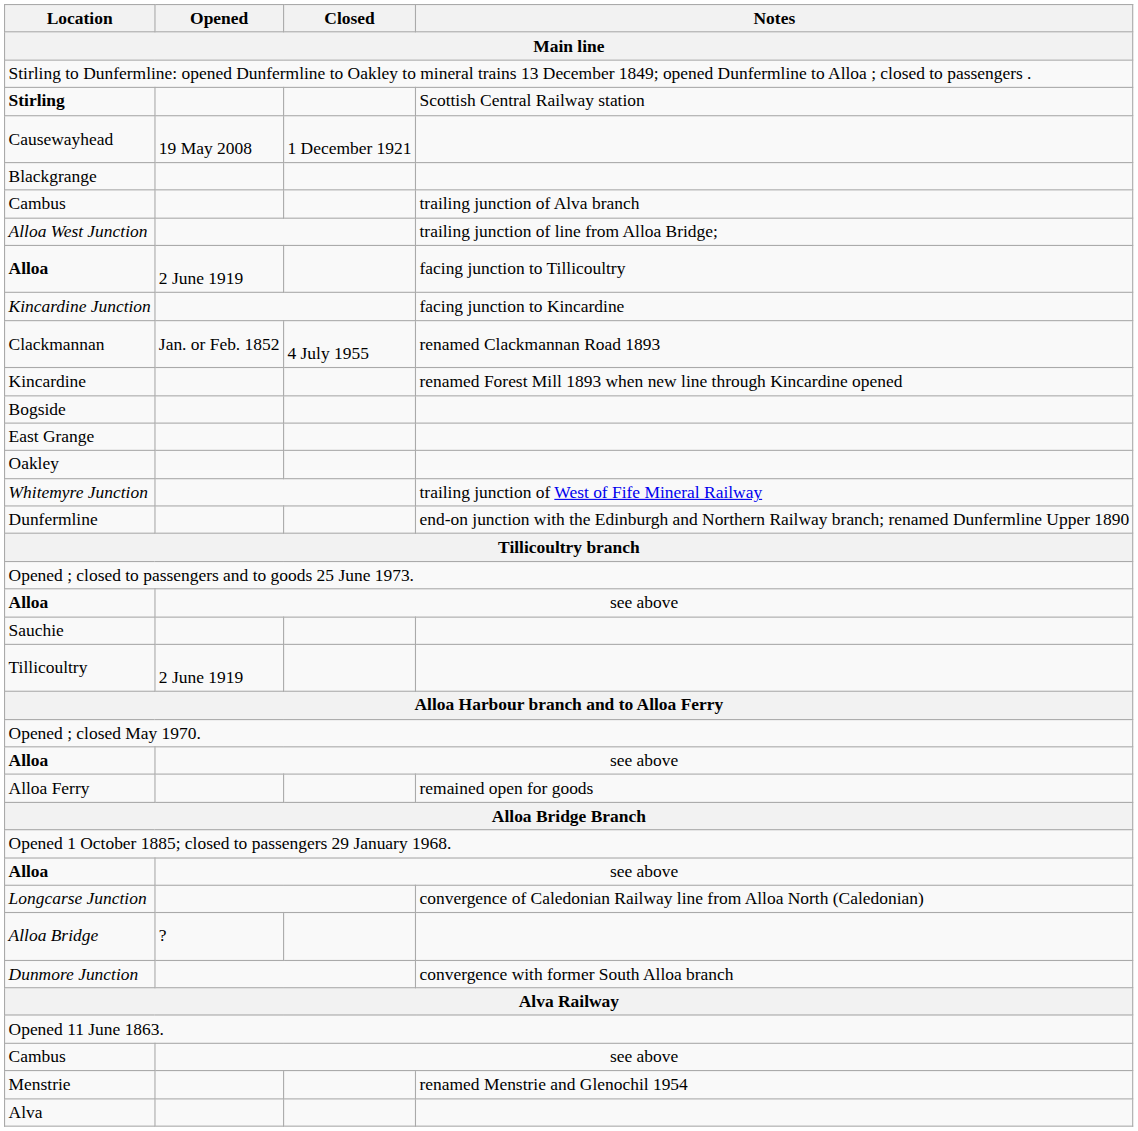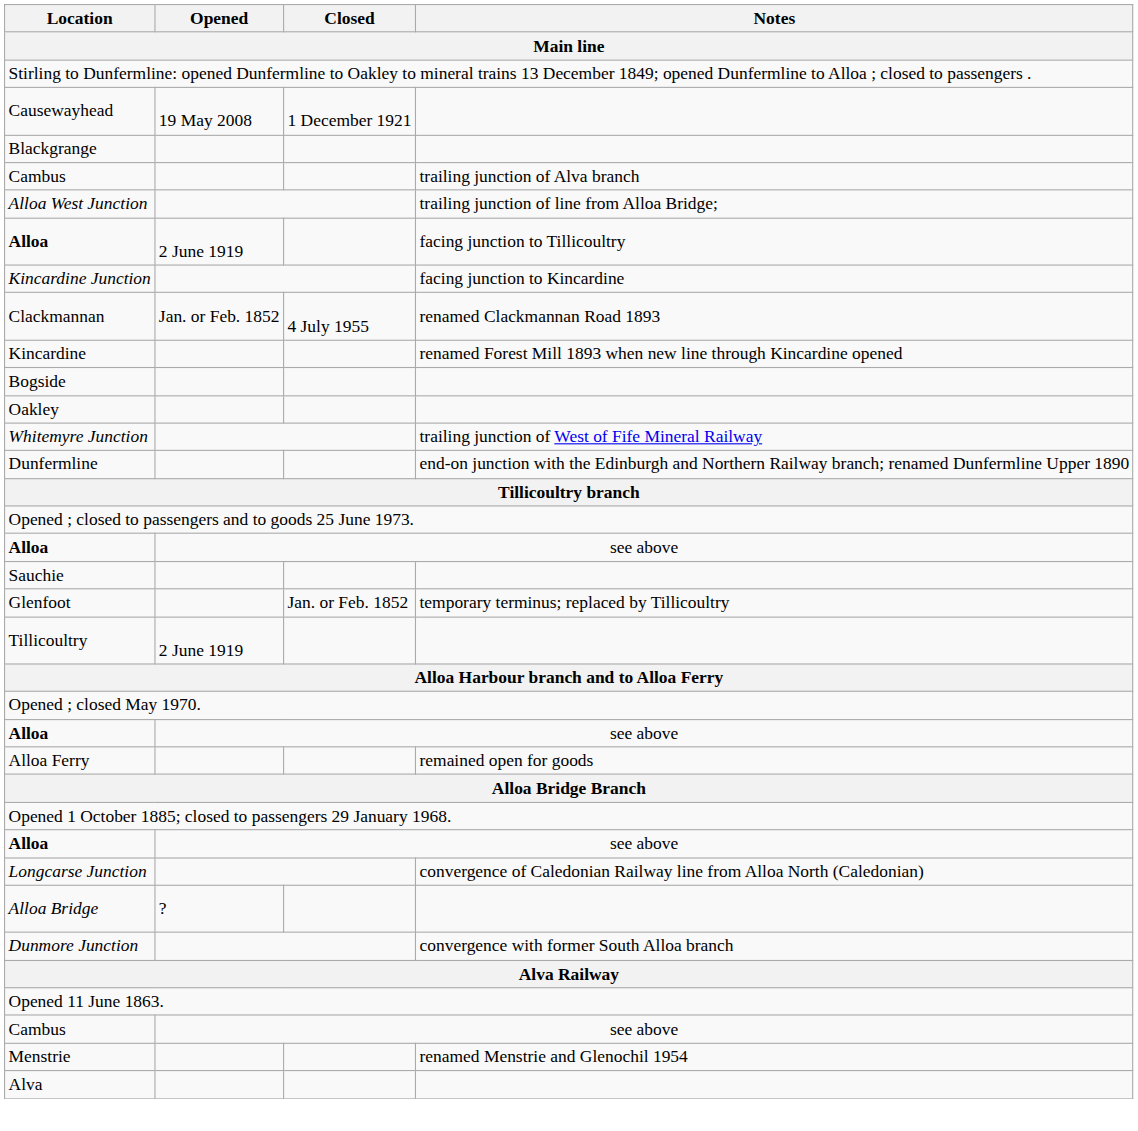- row: (37, 101)
- row: (51, 436)
+ row: (40, 602)
